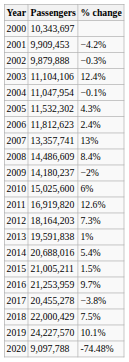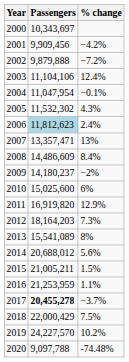(50, 44) 9,909,453 -> (50, 44) 9,909,456
(93, 60) −0.3% -> (93, 60) −7.2%
(52, 124) no background -> (52, 124) lightblue background
(52, 141) 13,357,741 -> (52, 141) 13,357,471
(93, 205) 12.6% -> (93, 205) 12.9%
(52, 237) 19,591,838 -> (52, 237) 15,541,089
(87, 237) 1% -> (87, 237) 8%
(52, 253) 20,688,016 -> (52, 253) 20,688,012
(91, 253) 5.4% -> (91, 253) 5.6%
(91, 285) 9.7% -> (91, 285) 1.1%
(52, 301) normal -> (52, 301) bold
(93, 301) −3.8% -> (93, 301) −3.7%
(93, 333) 10.1% -> (93, 333) 10.2%
